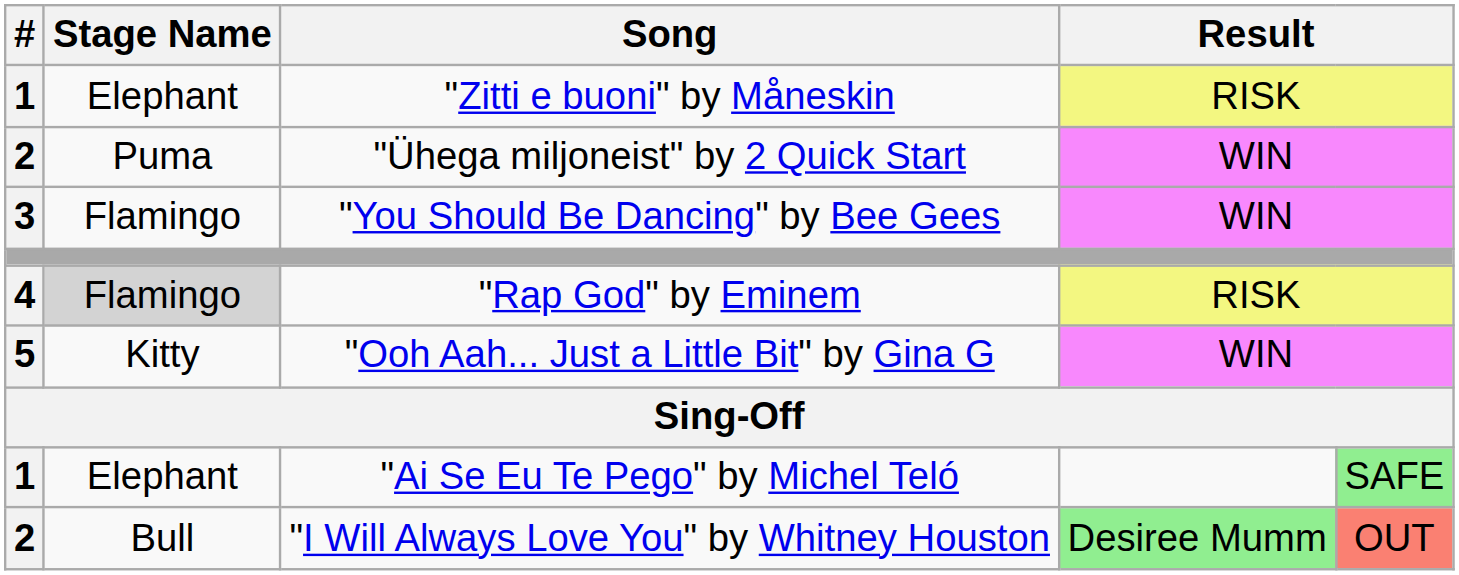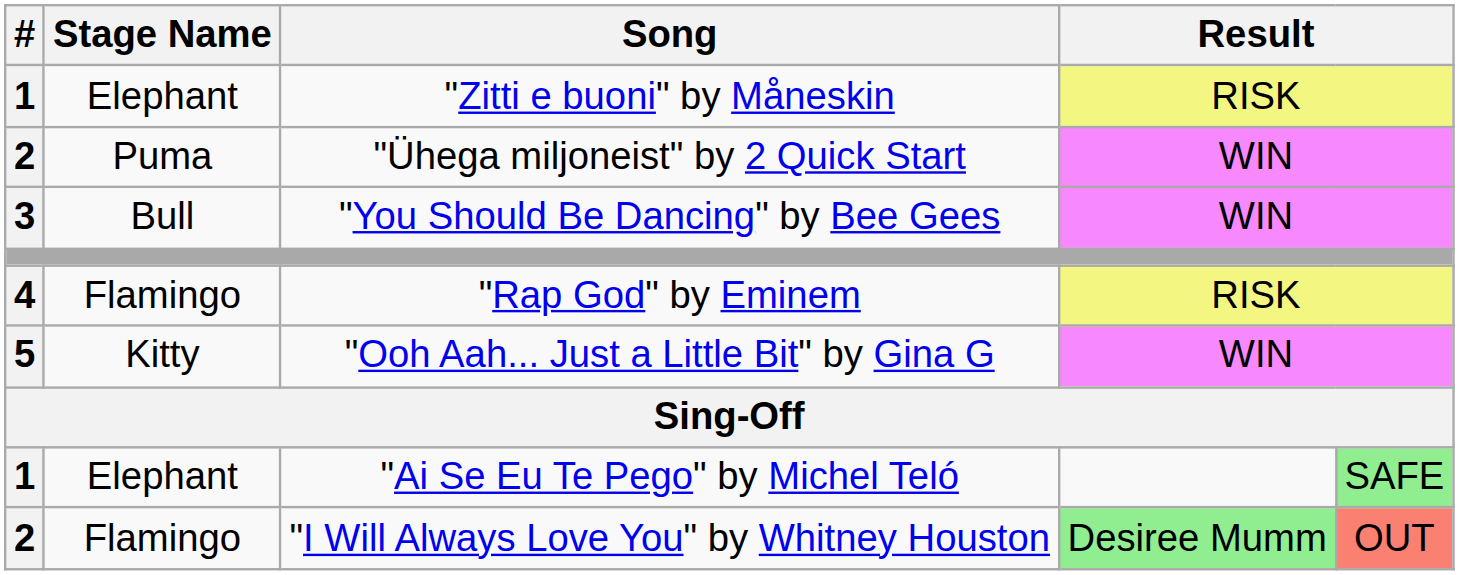(162, 216) Flamingo -> (162, 216) Bull
(162, 295) lightgrey background -> (162, 295) no background
(162, 537) Bull -> (162, 537) Flamingo
